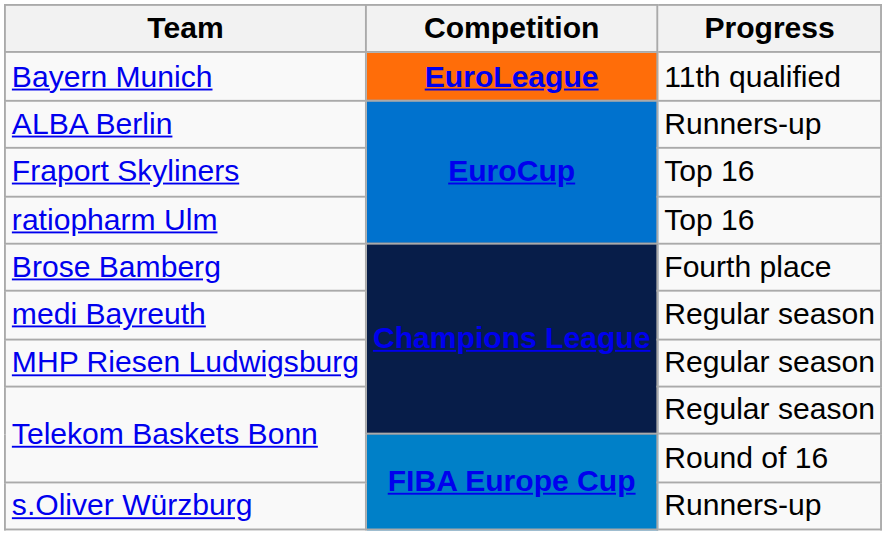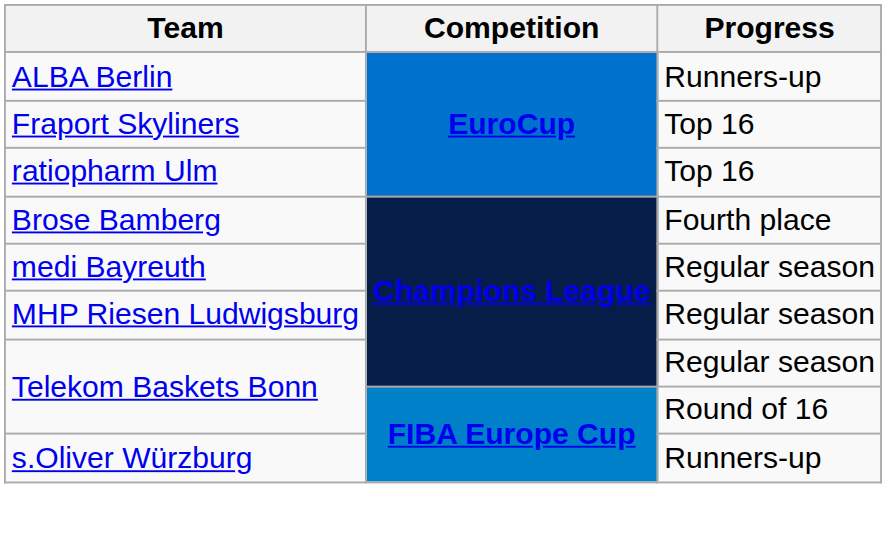- row: (112, 76)
